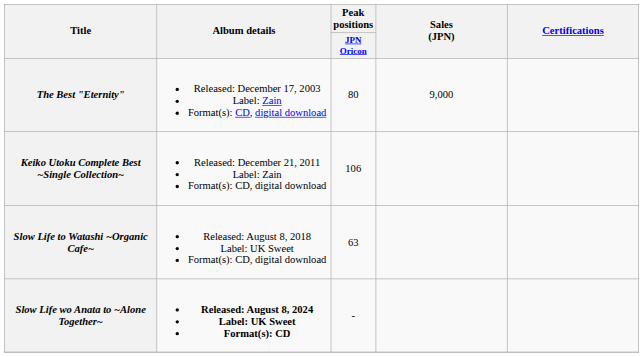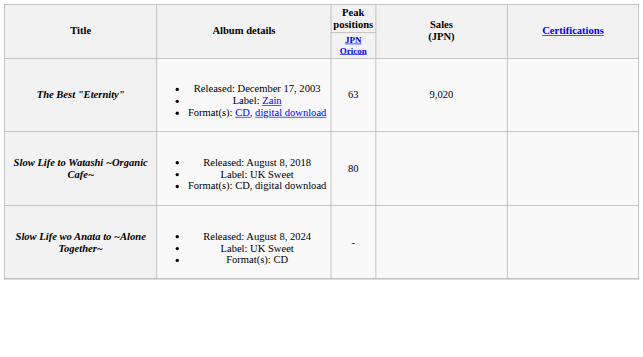(353, 95) 80 -> (353, 95) 63
(441, 95) 9,000 -> (441, 95) 9,020
- row: (81, 168)
(353, 242) 63 -> (353, 168) 80
(244, 322) bold -> (244, 248) normal
